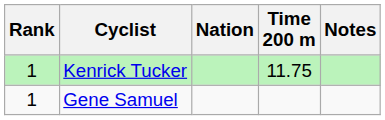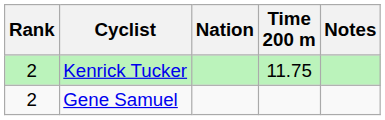(32, 70) 1 -> (32, 70) 2
(32, 99) 1 -> (32, 99) 2
